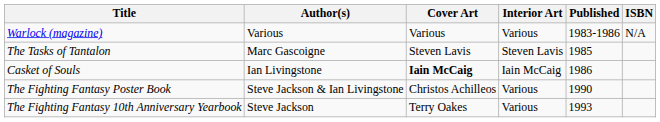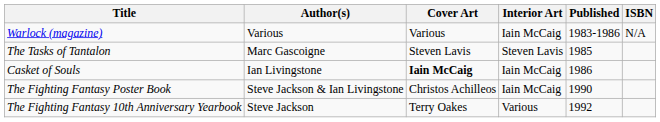(520, 32) Various -> (531, 32) Iain McCaig
(520, 88) Various -> (531, 88) Iain McCaig
(580, 107) 1993 -> (580, 107) 1992
